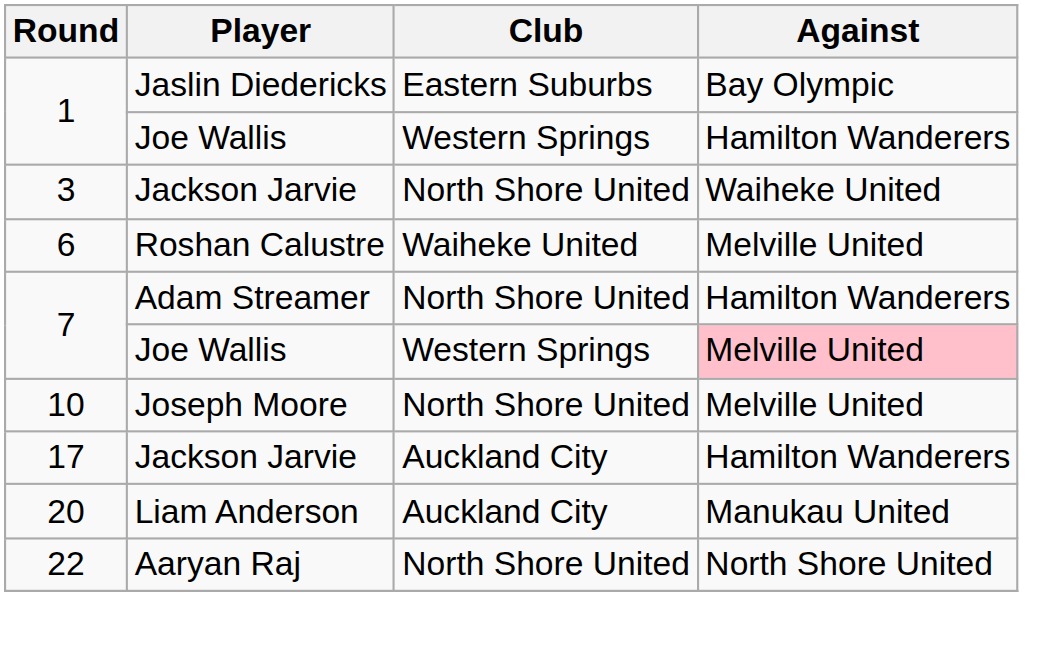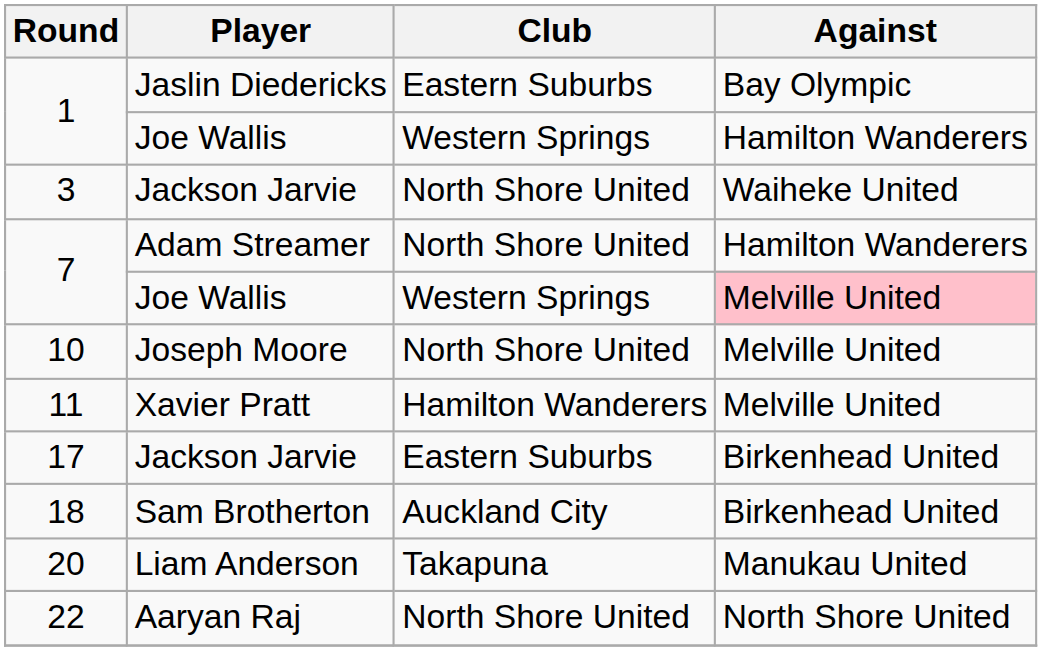- row: (66, 244)
+ row: (66, 404)
(505, 457) Auckland City -> (527, 457) Eastern Suburbs
(858, 457) Hamilton Wanderers -> (861, 457) Birkenhead United
+ row: (66, 510)
(505, 510) Auckland City -> (475, 564) Takapuna
